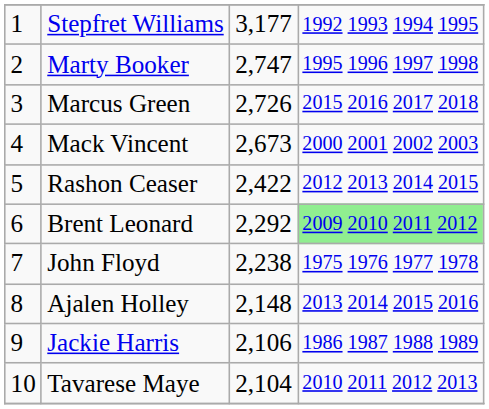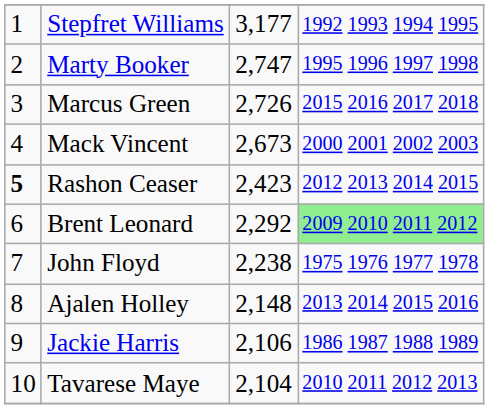(17, 183) normal -> (17, 183) bold
(264, 183) 2,422 -> (264, 183) 2,423
